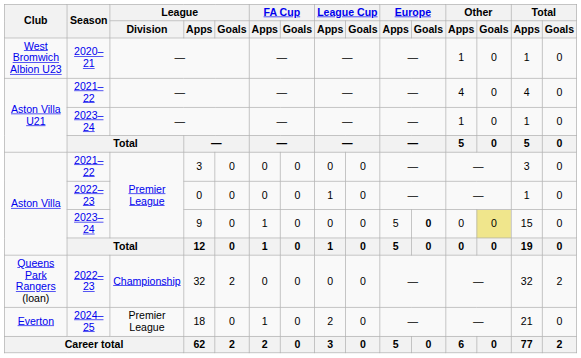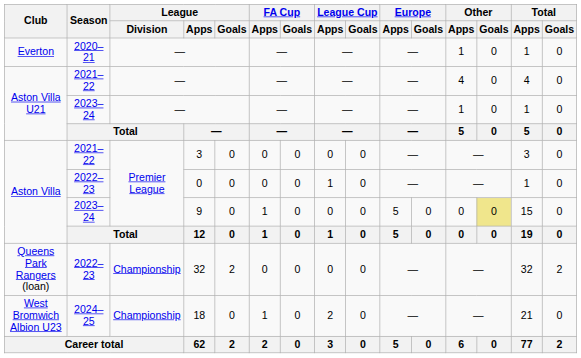(36, 58) West Bromwich Albion U23 -> (36, 52) Everton
(428, 224) bold -> (428, 212) normal
(36, 321) Everton -> (36, 315) West Bromwich Albion U23
(147, 321) Premier League -> (147, 315) Championship
